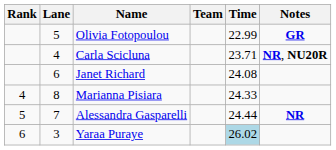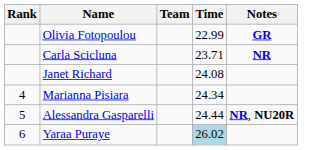- column: (56, 14)
(295, 54) NR, NU20R -> (262, 54) NR
(243, 94) 24.33 -> (210, 94) 24.34
(295, 114) NR -> (262, 114) NR, NU20R
